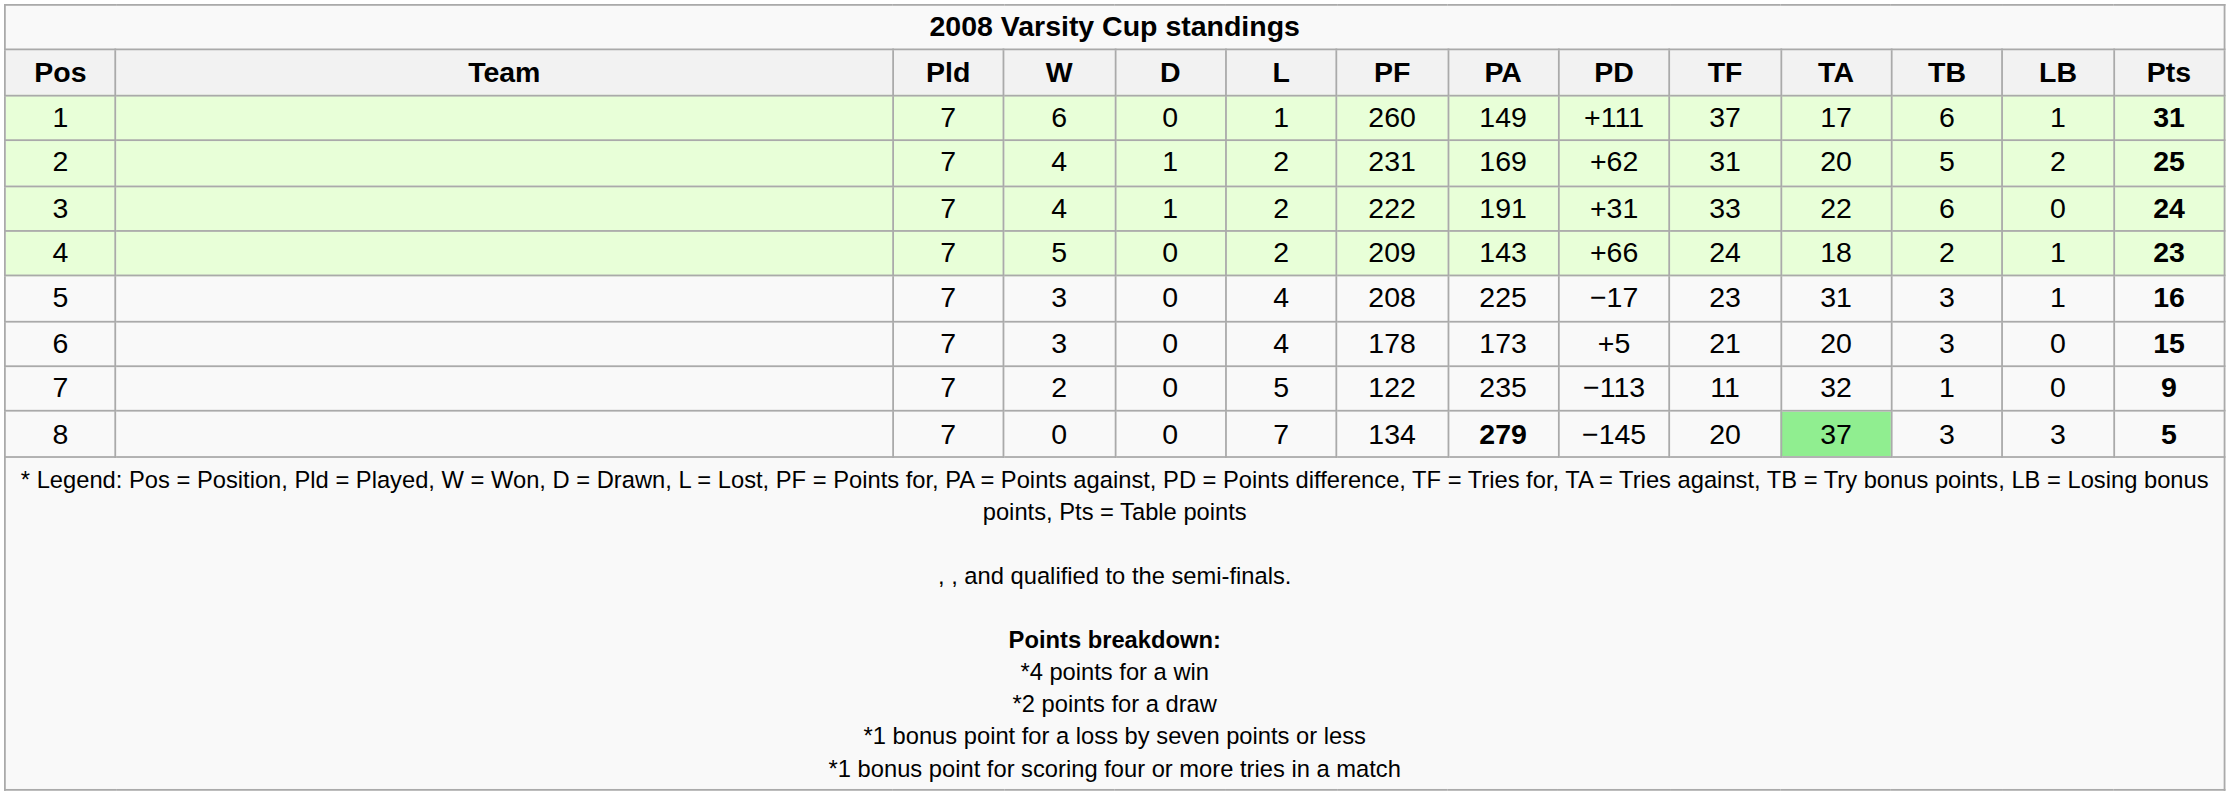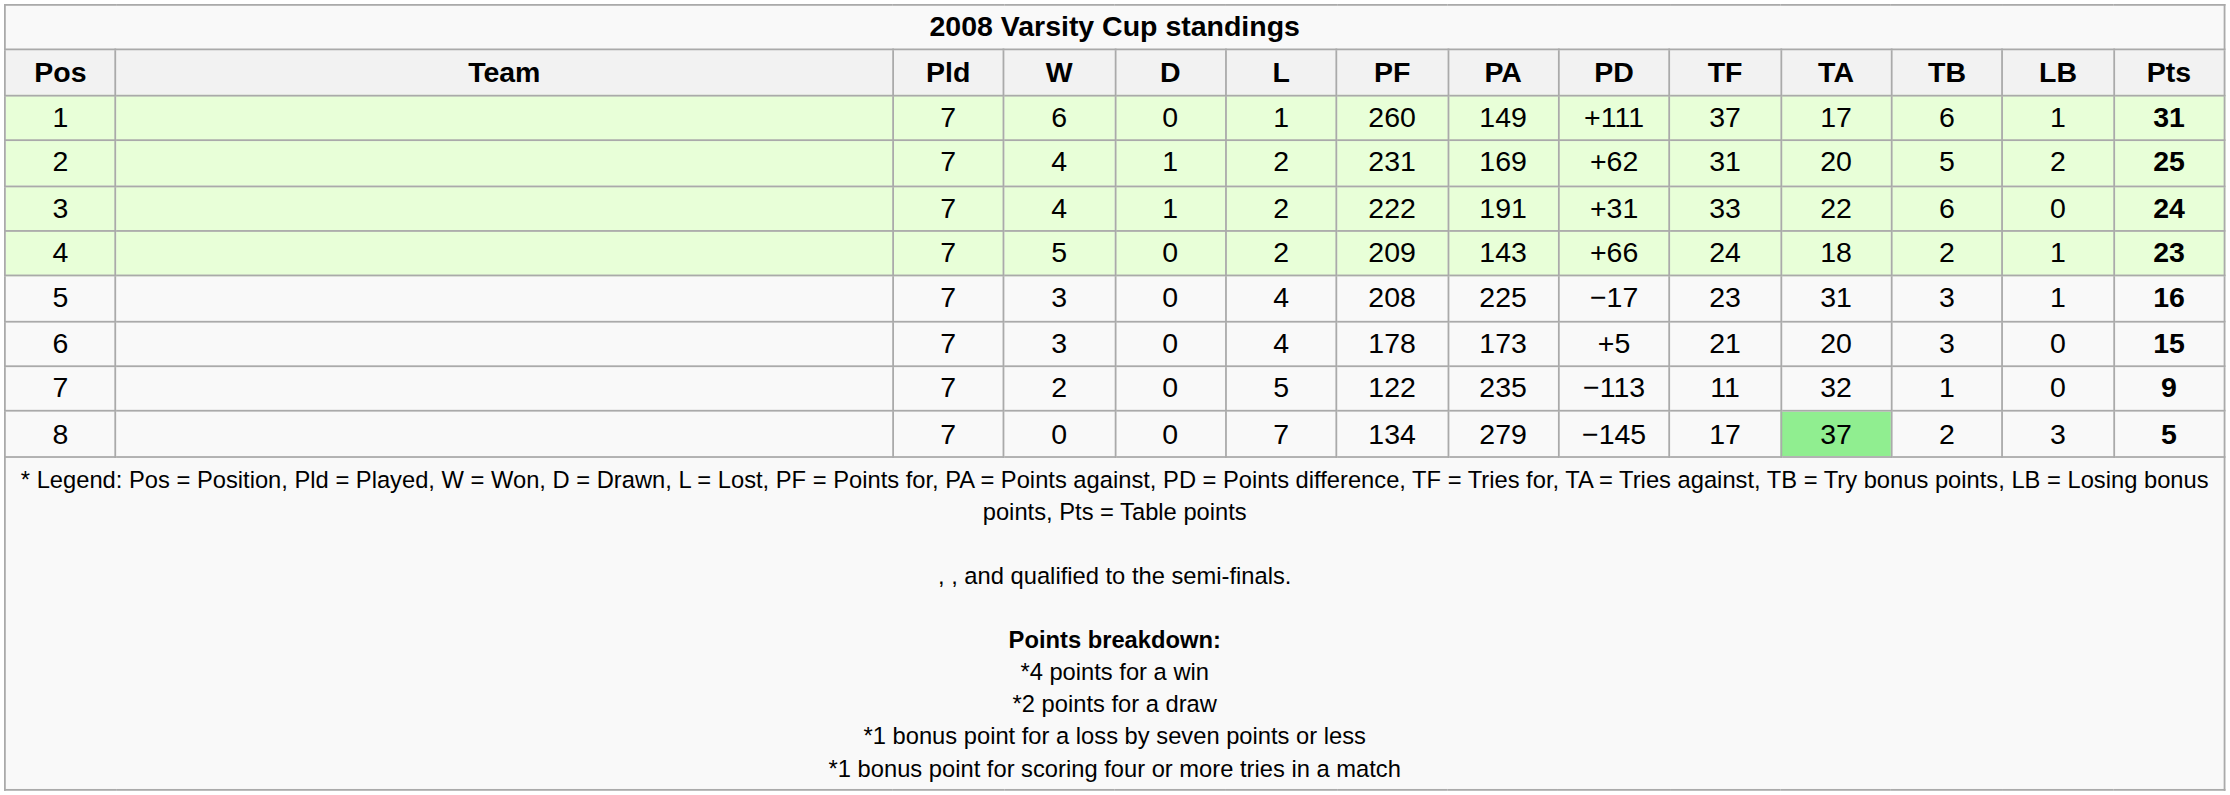(1503, 433) bold -> (1503, 433) normal
(1725, 433) 20 -> (1725, 433) 17
(1947, 433) 3 -> (1947, 433) 2
